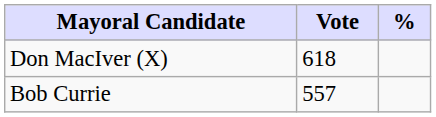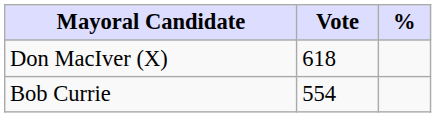(319, 93) 557 -> (319, 93) 554
